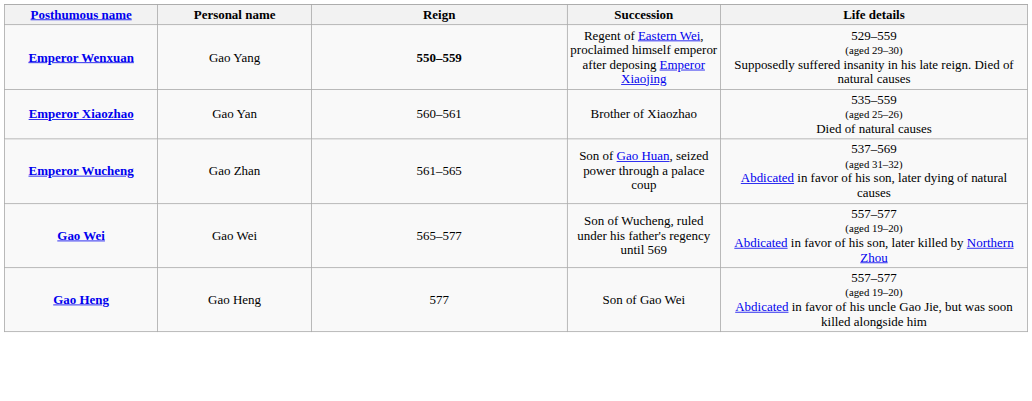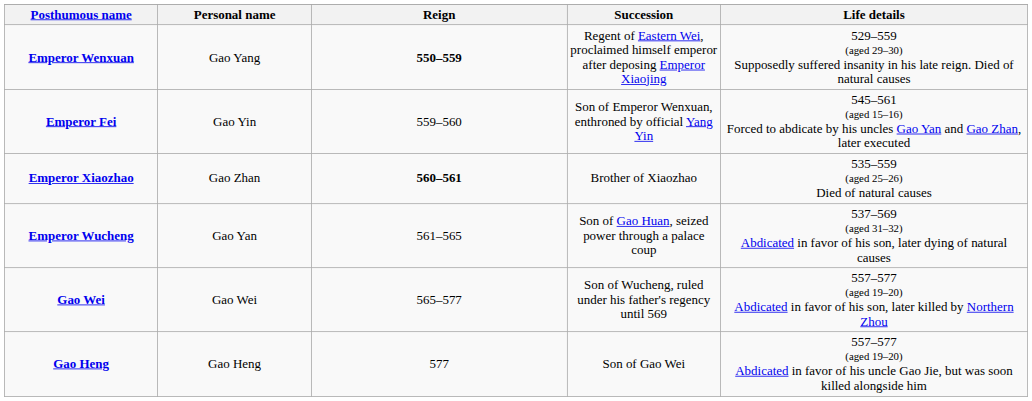+ row: (81, 121)
(235, 114) Gao Yan -> (235, 178) Gao Zhan
(439, 114) normal -> (439, 178) bold
(235, 171) Gao Zhan -> (235, 235) Gao Yan
